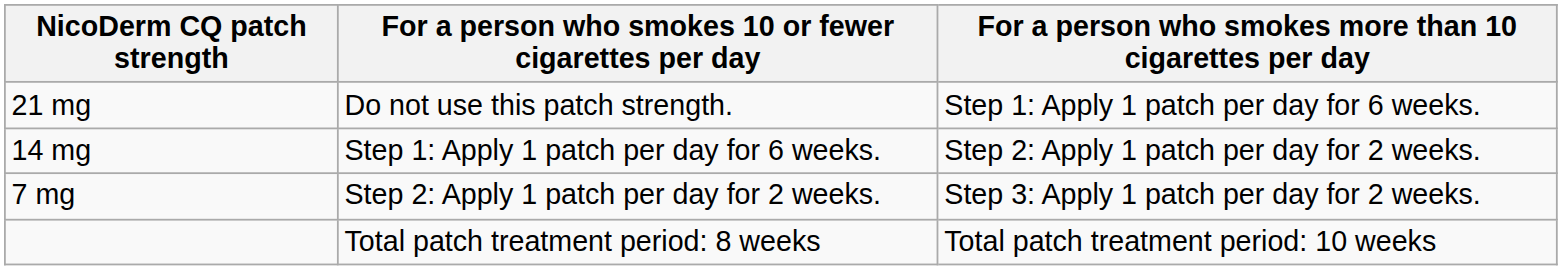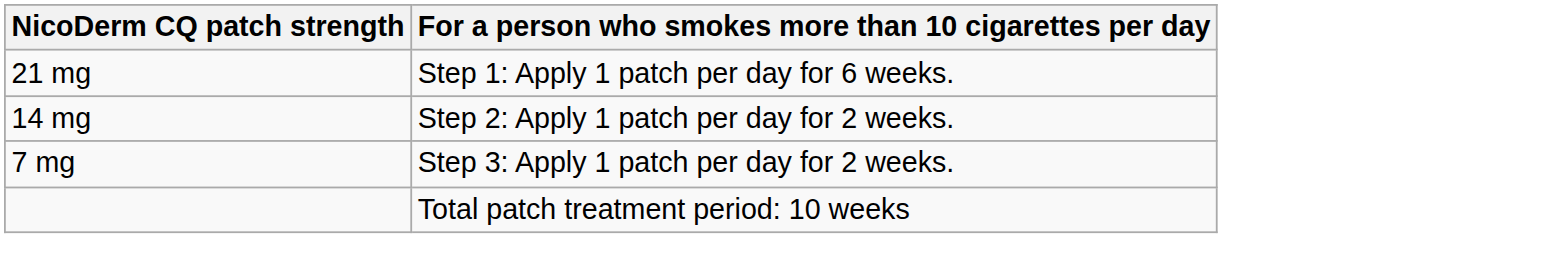- column: (638, 43)
